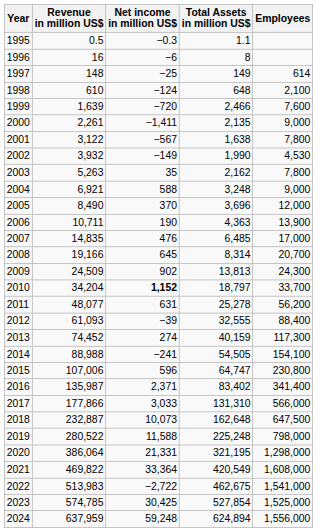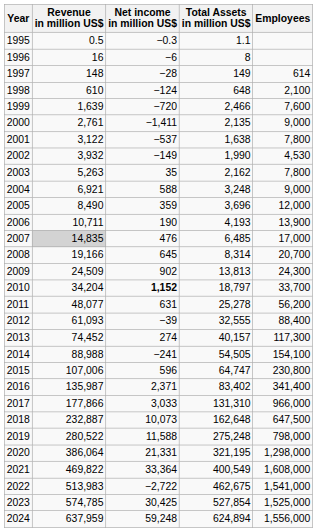(168, 73) −25 -> (168, 73) −28
(90, 123) 2,261 -> (90, 123) 2,761
(165, 139) −567 -> (165, 139) −537
(168, 205) 370 -> (168, 205) 359
(238, 222) 4,363 -> (238, 222) 4,193
(88, 238) no background -> (88, 238) lightgrey background
(235, 337) 40,159 -> (235, 337) 40,157
(291, 403) 566,000 -> (291, 403) 966,000
(232, 436) 225,248 -> (232, 436) 275,248
(232, 469) 420,549 -> (232, 469) 400,549
